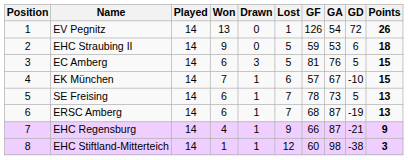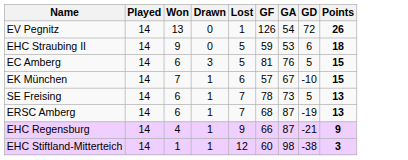- column: (28, 12)
